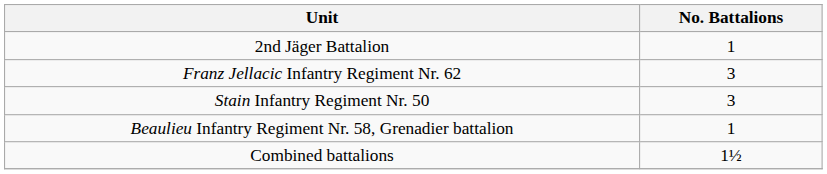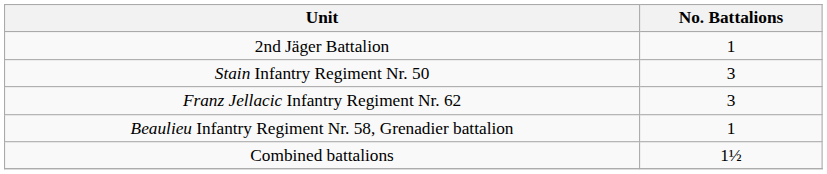rows swapped: (322, 100) <-> (322, 73)
